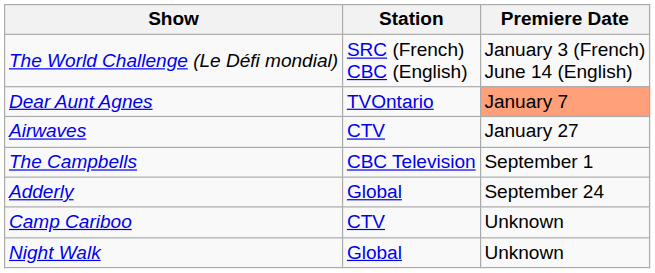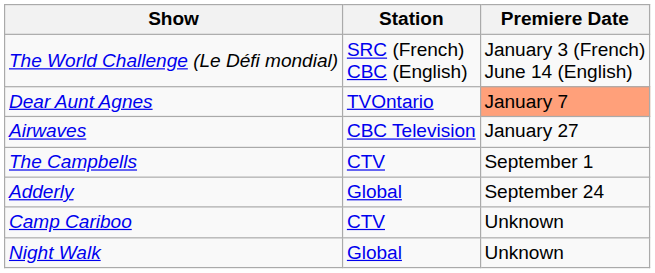(366, 131) CTV -> (411, 131) CBC Television
(411, 161) CBC Television -> (366, 161) CTV
